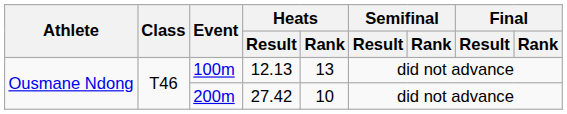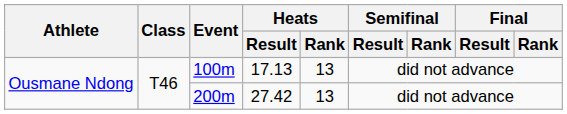(271, 70) 12.13 -> (271, 70) 17.13
(325, 97) 10 -> (325, 97) 13
